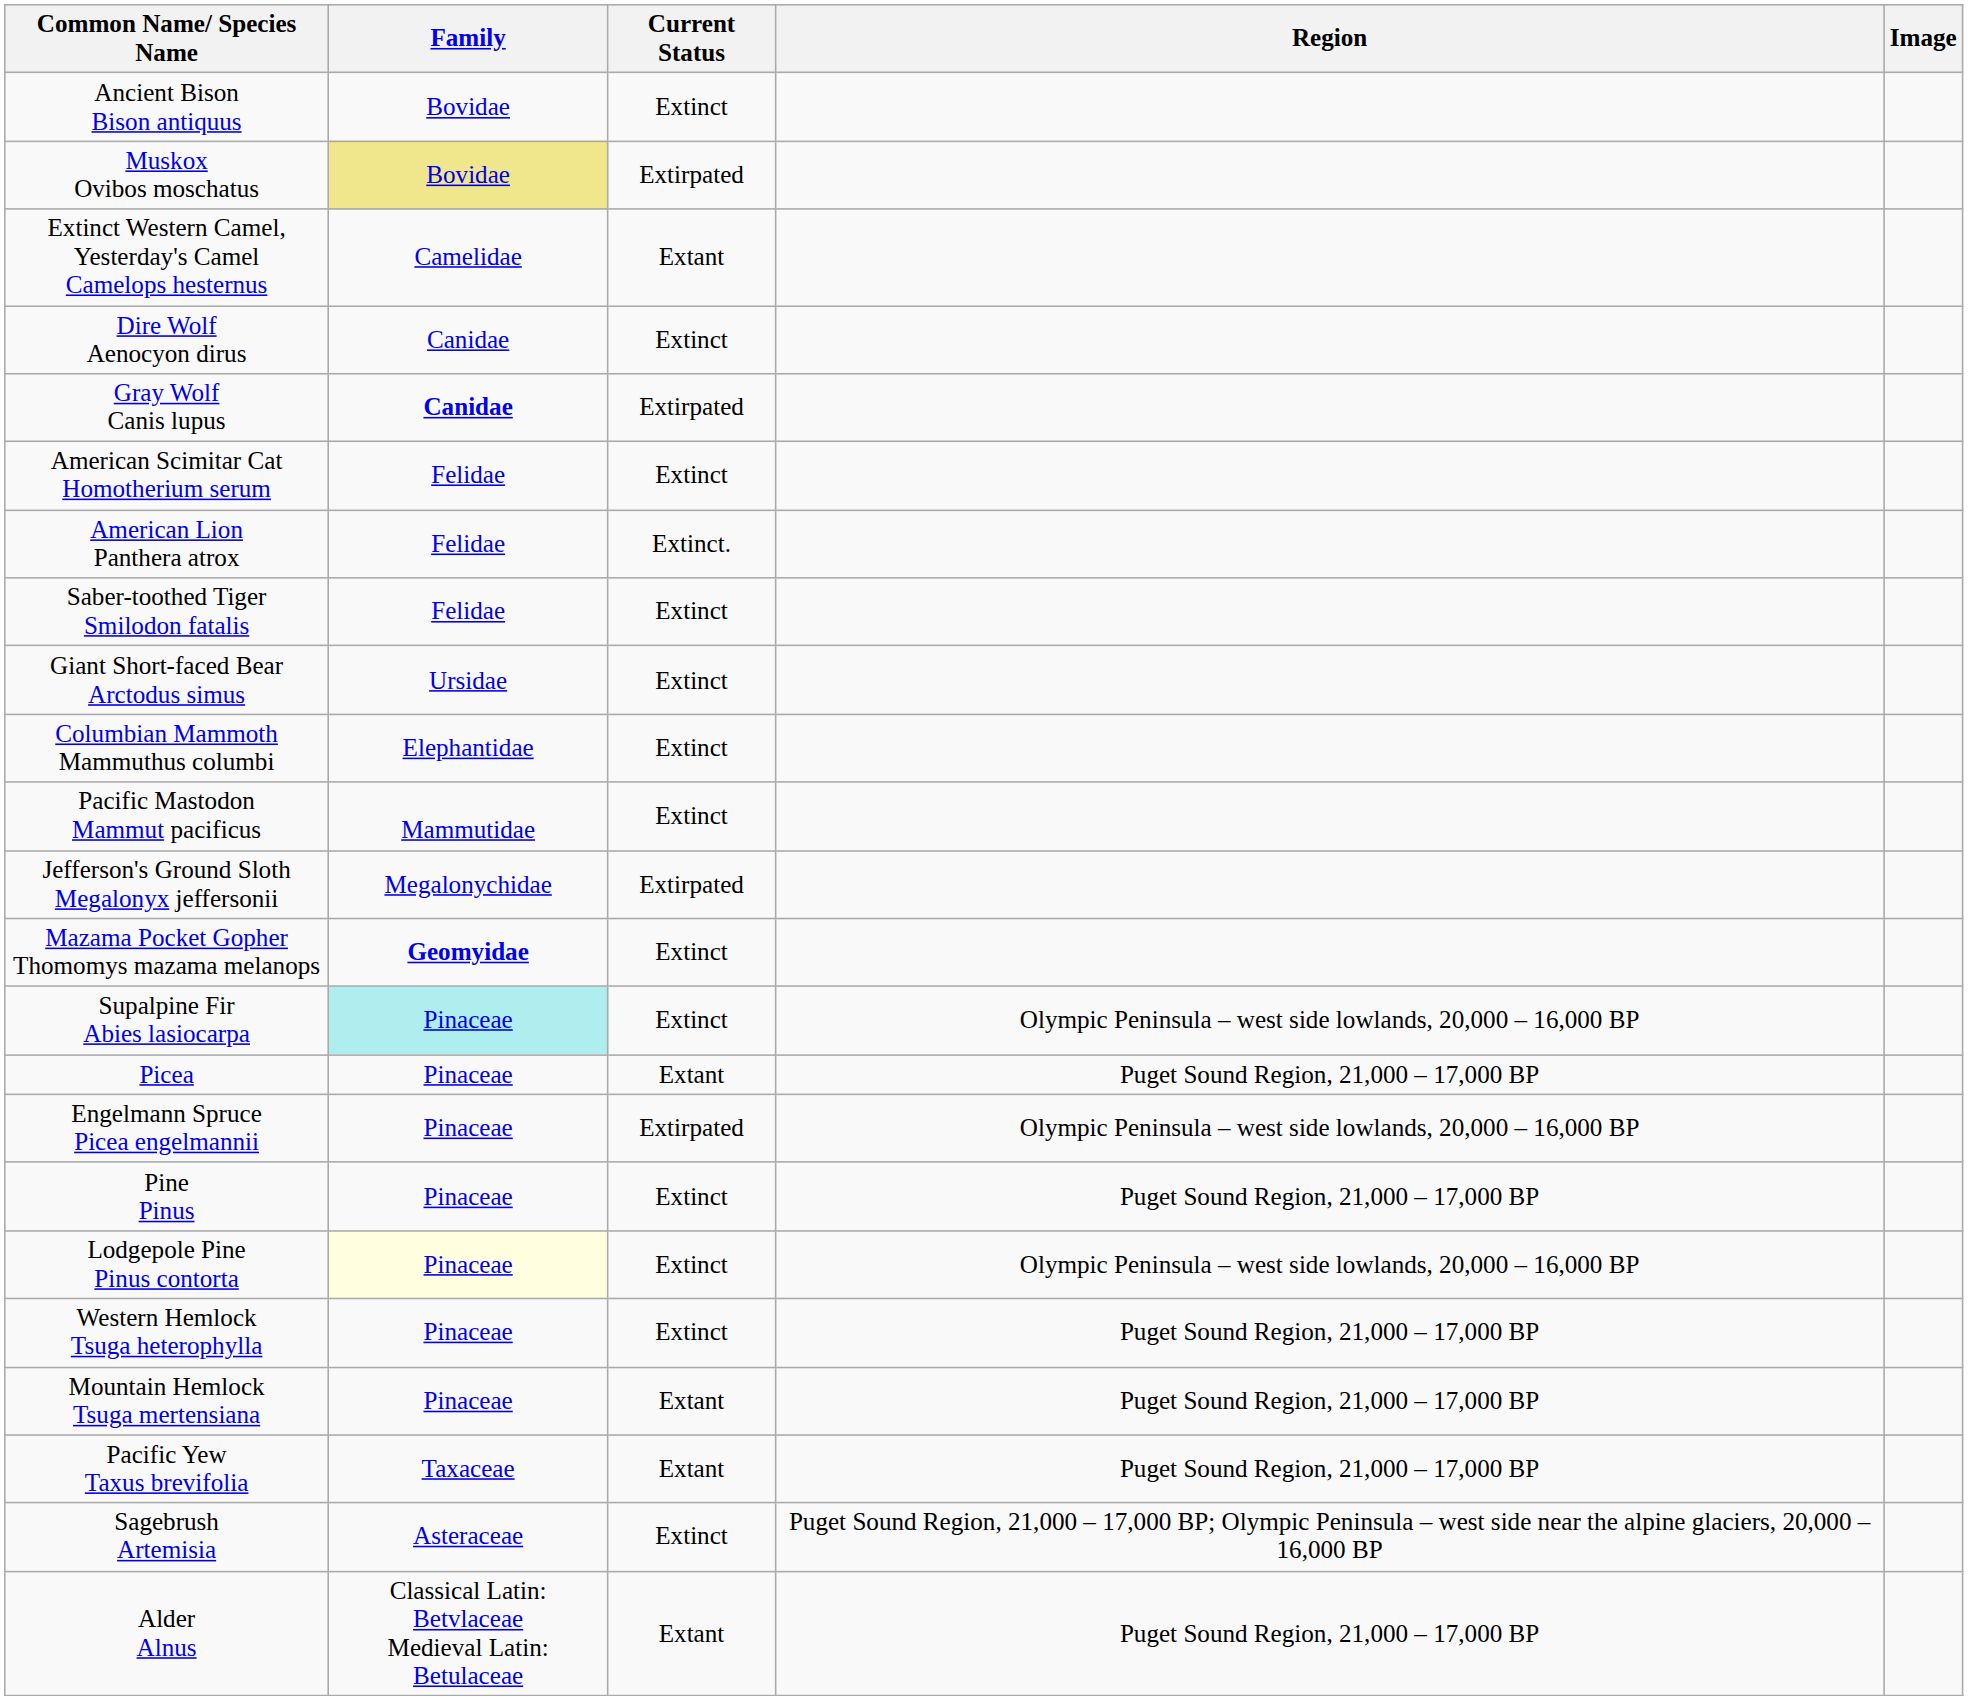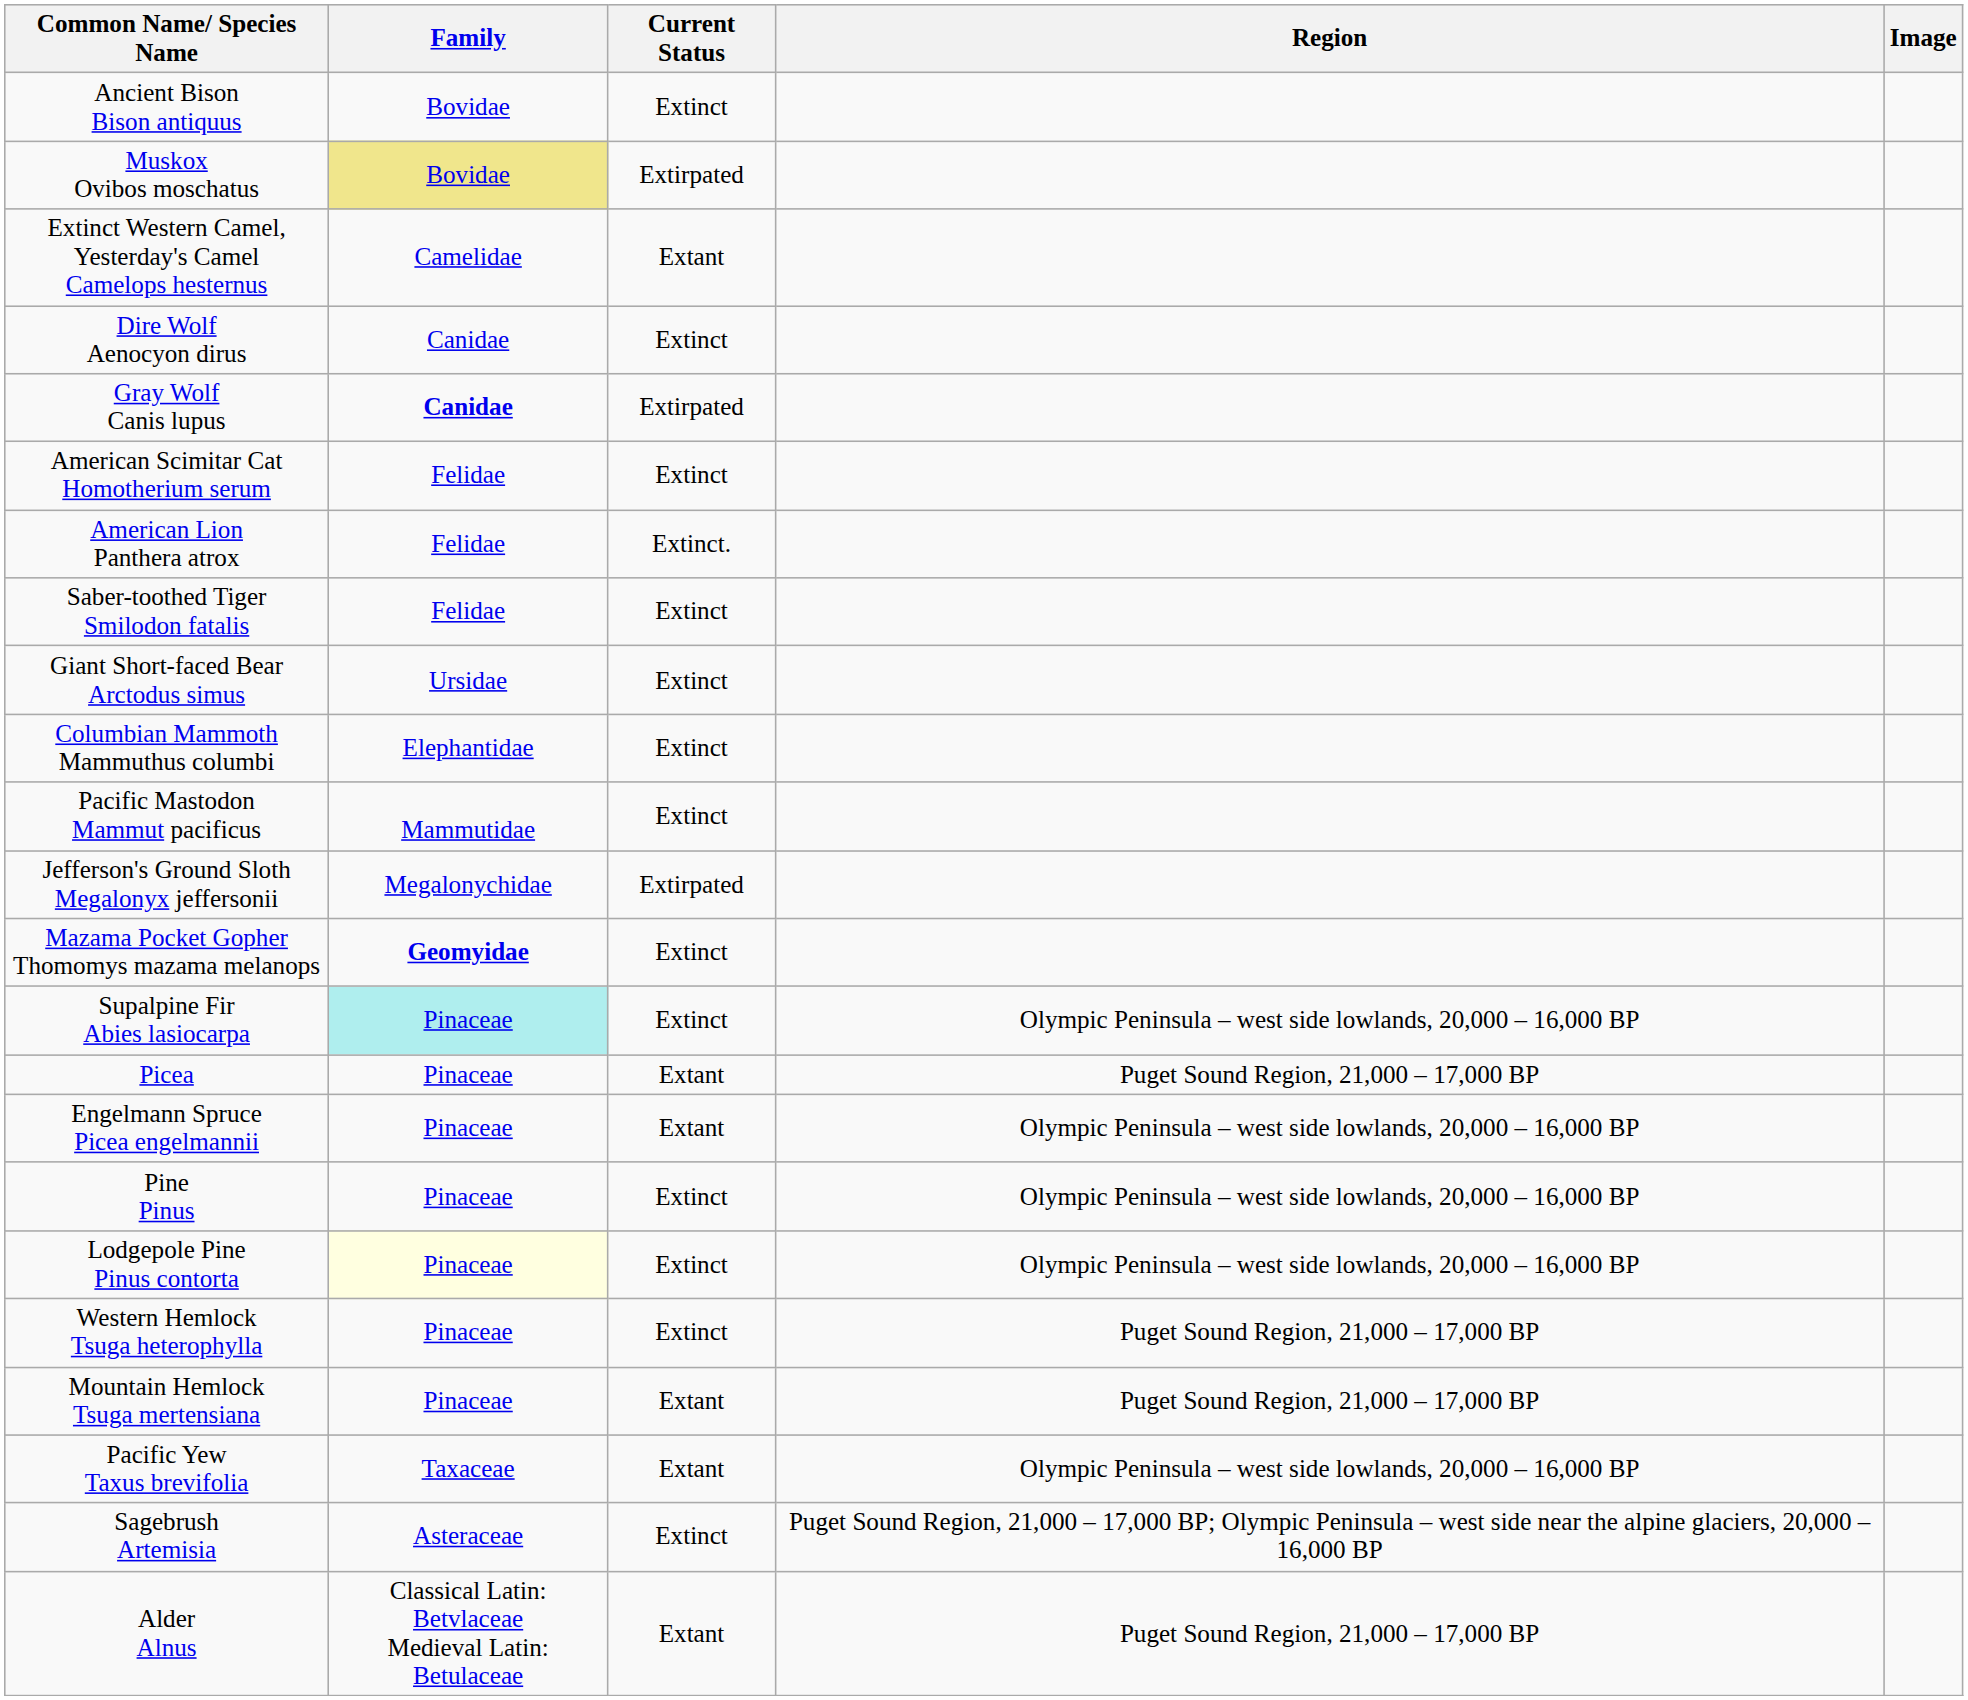(692, 1128) Extirpated -> (692, 1128) Extant
(1330, 1196) Puget Sound Region, 21,000 – 17,000 BP -> (1330, 1196) Olympic Peninsula – west side lowlands, 20,000 – 16,000 BP
(1330, 1468) Puget Sound Region, 21,000 – 17,000 BP -> (1330, 1468) Olympic Peninsula – west side lowlands, 20,000 – 16,000 BP
